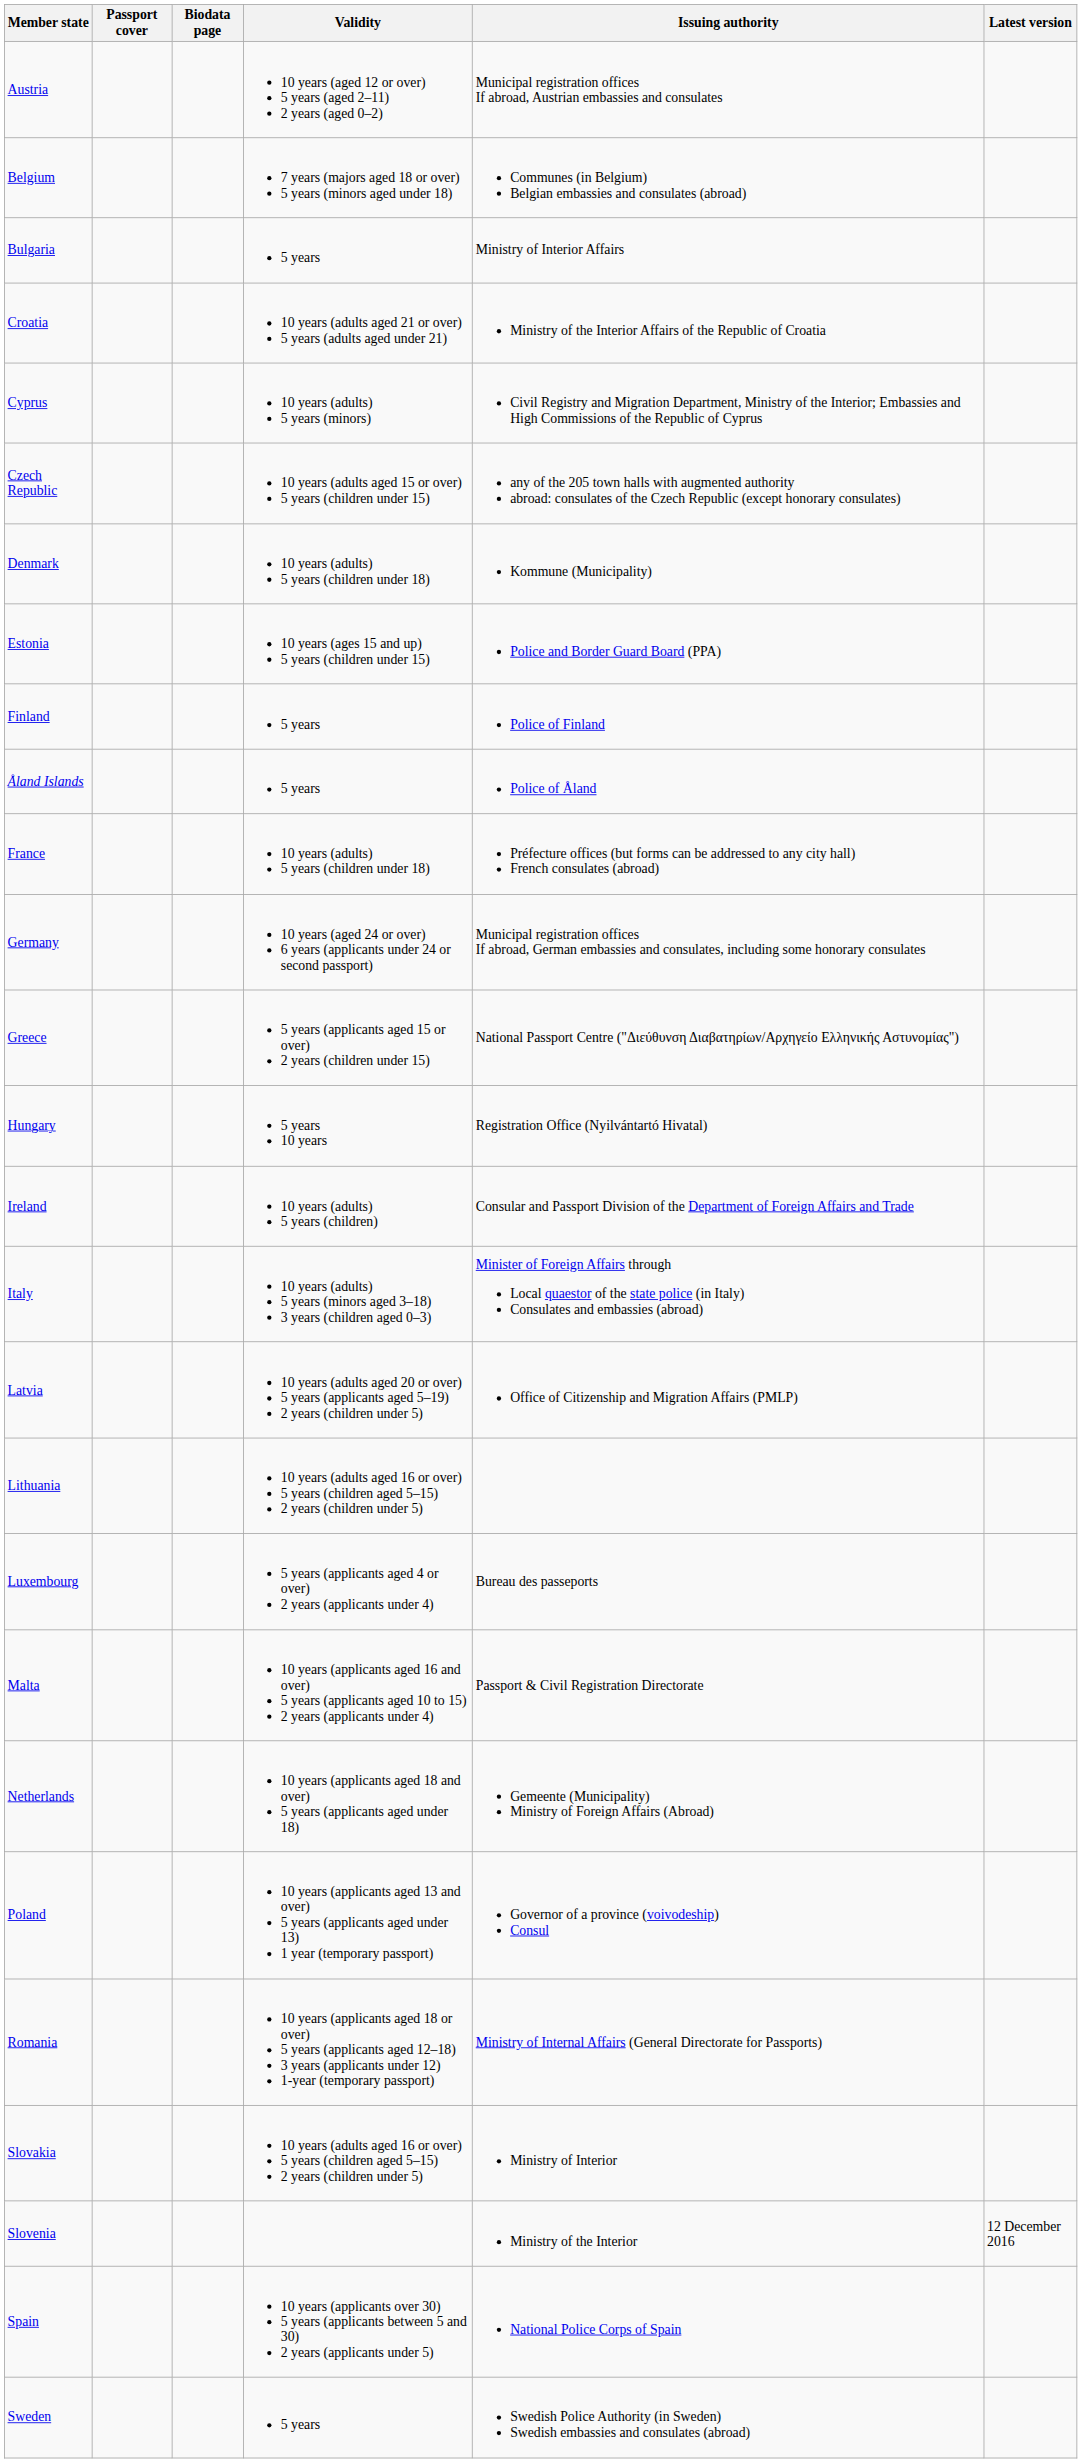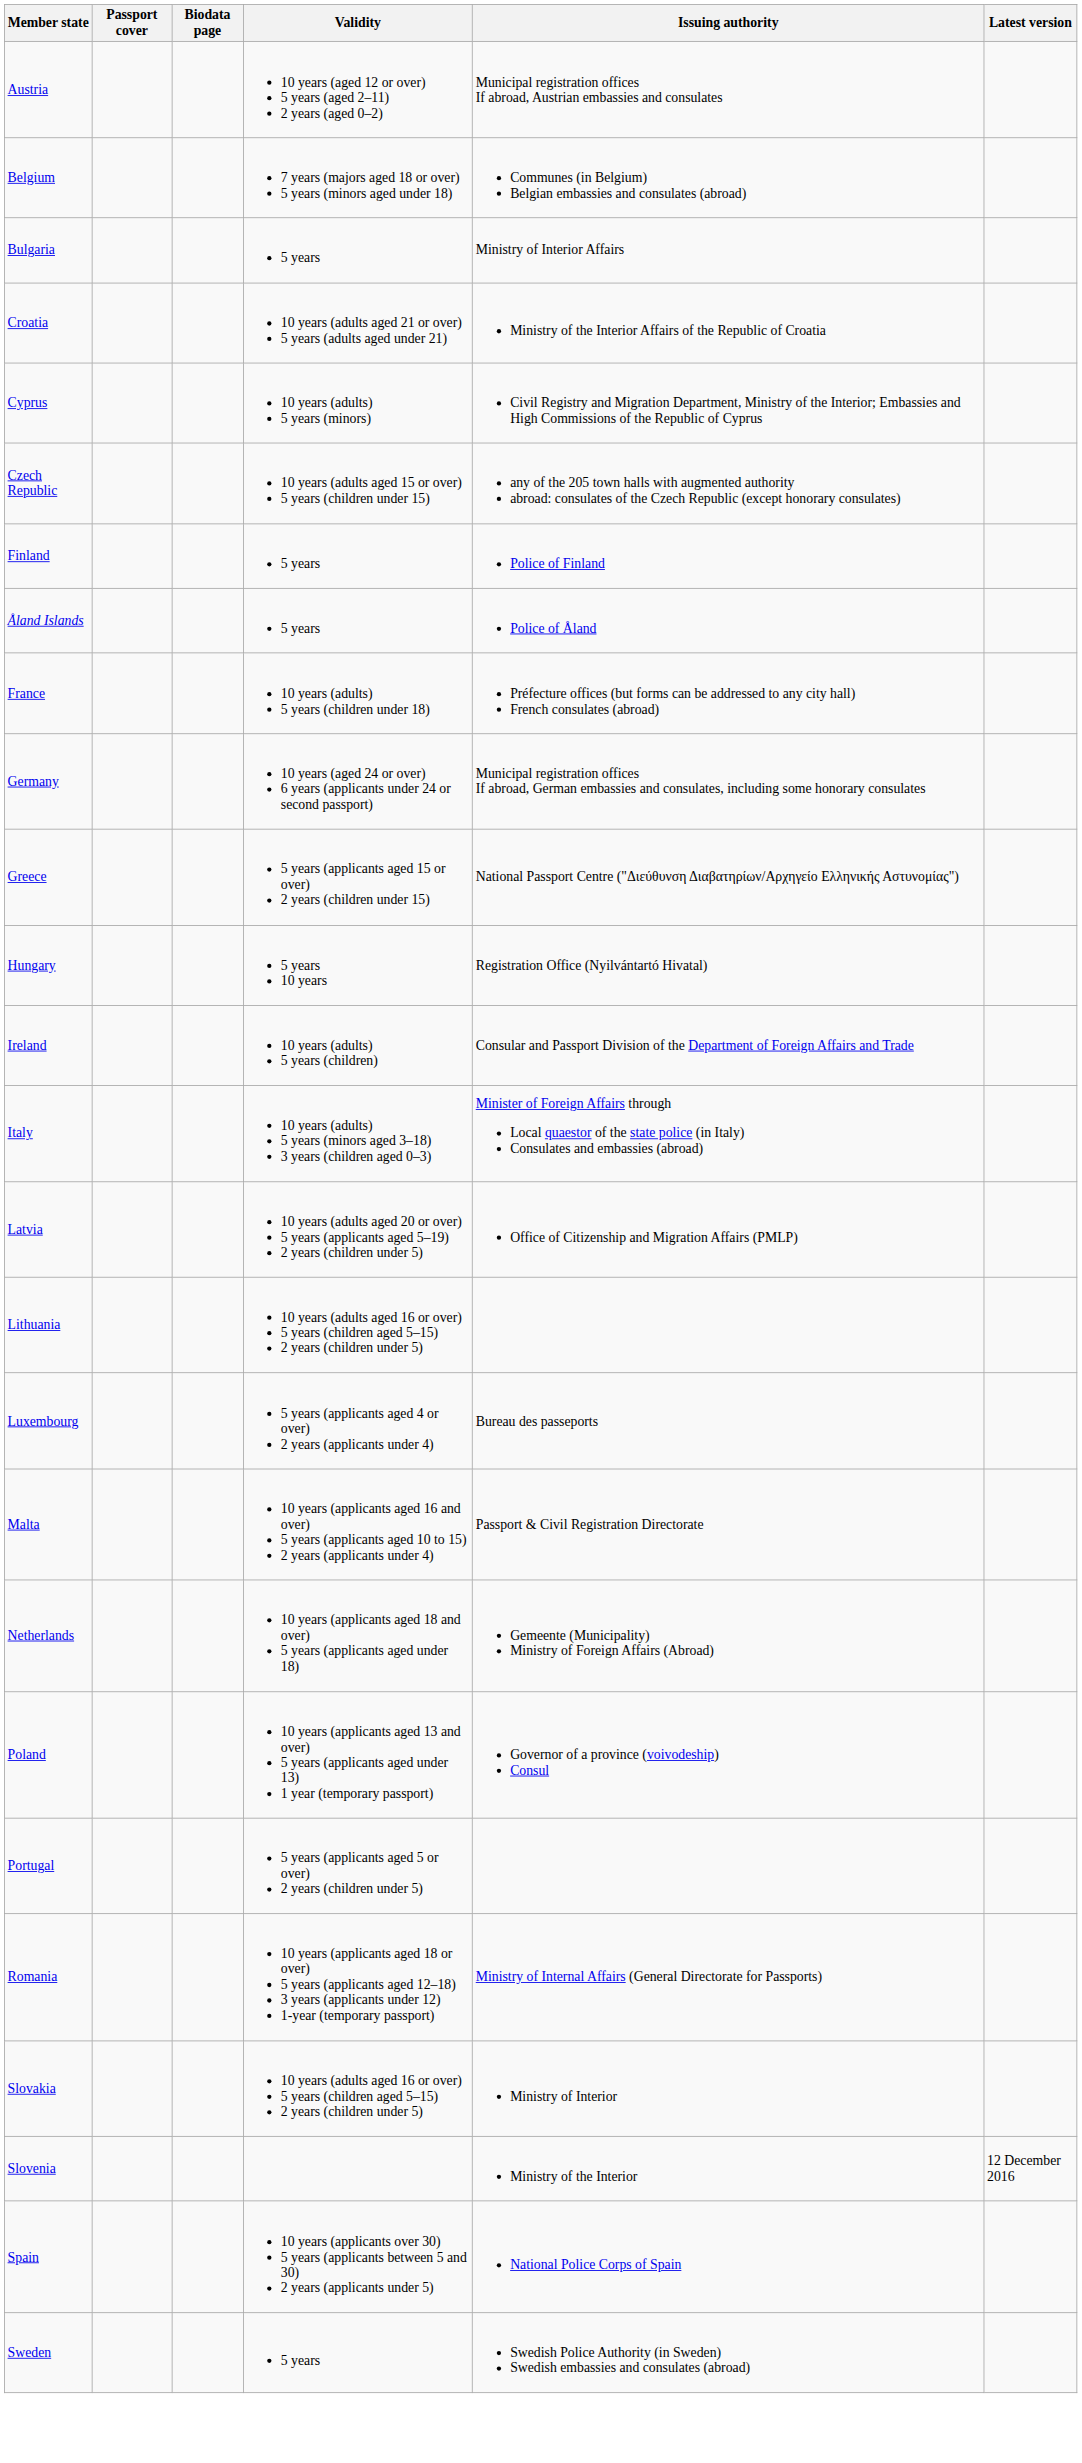- row: (33, 563)
- row: (28, 644)
+ row: (31, 1866)
